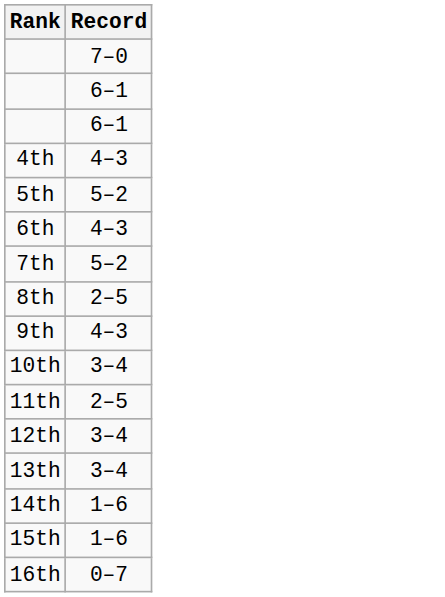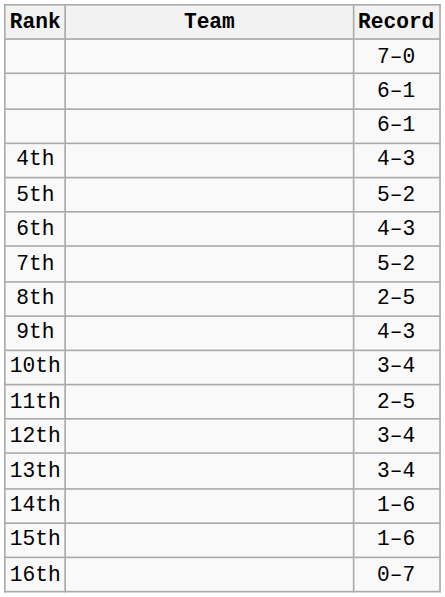+ column: (209, 22)
